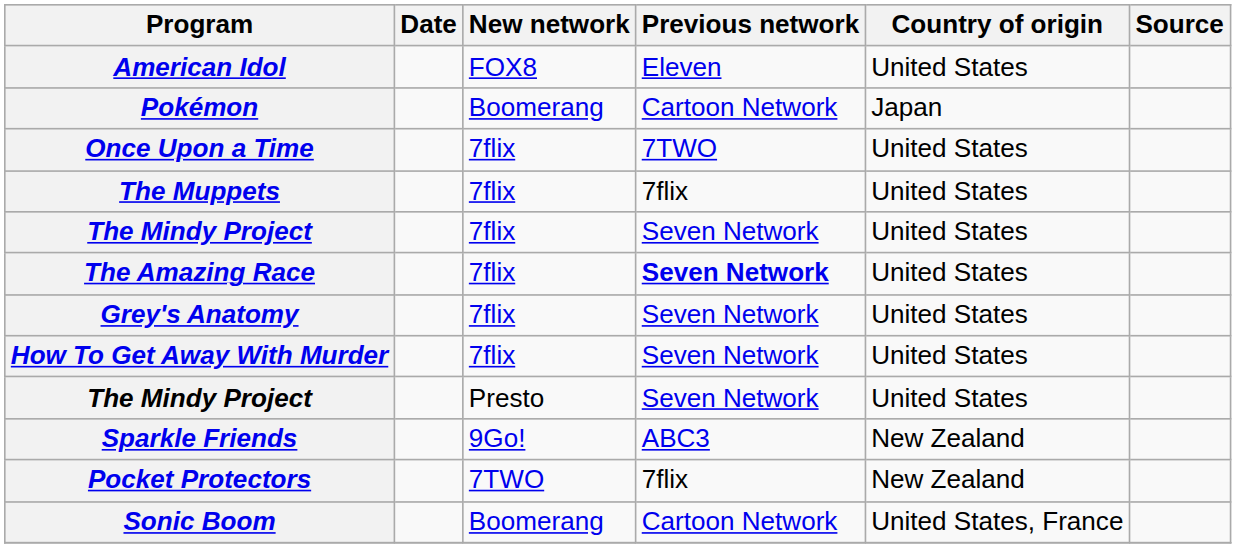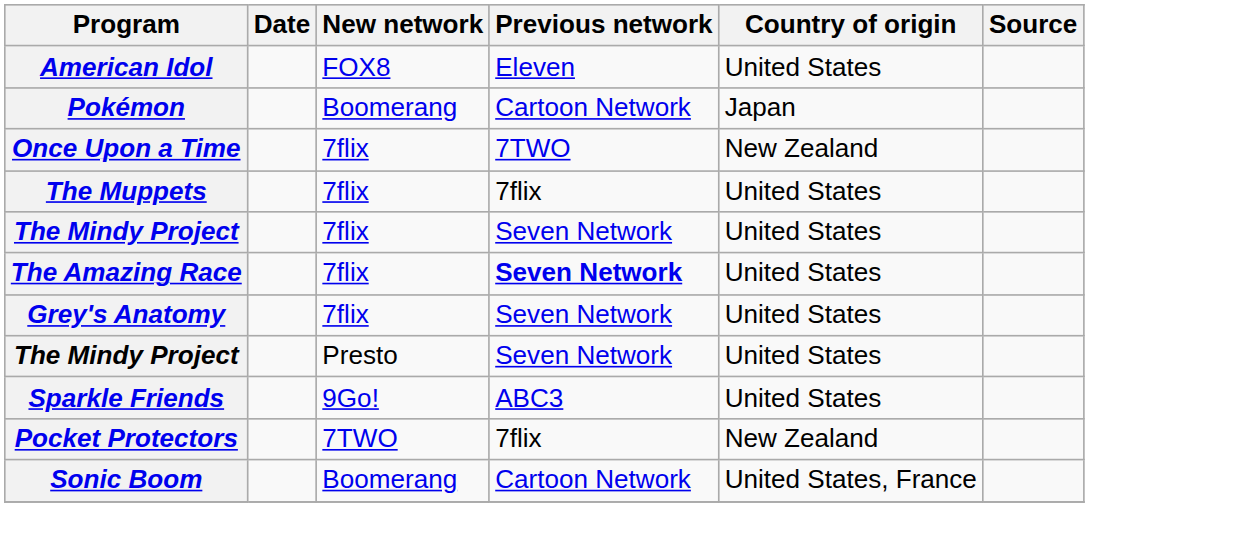(949, 149) United States -> (801, 149) New Zealand
- row: (200, 356)
(948, 438) New Zealand -> (803, 397) United States
